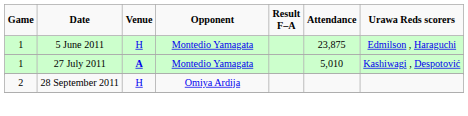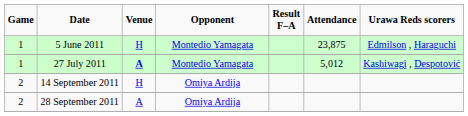(332, 64) 5,010 -> (332, 64) 5,012
+ row: (80, 83)
(139, 83) H -> (139, 102) A
